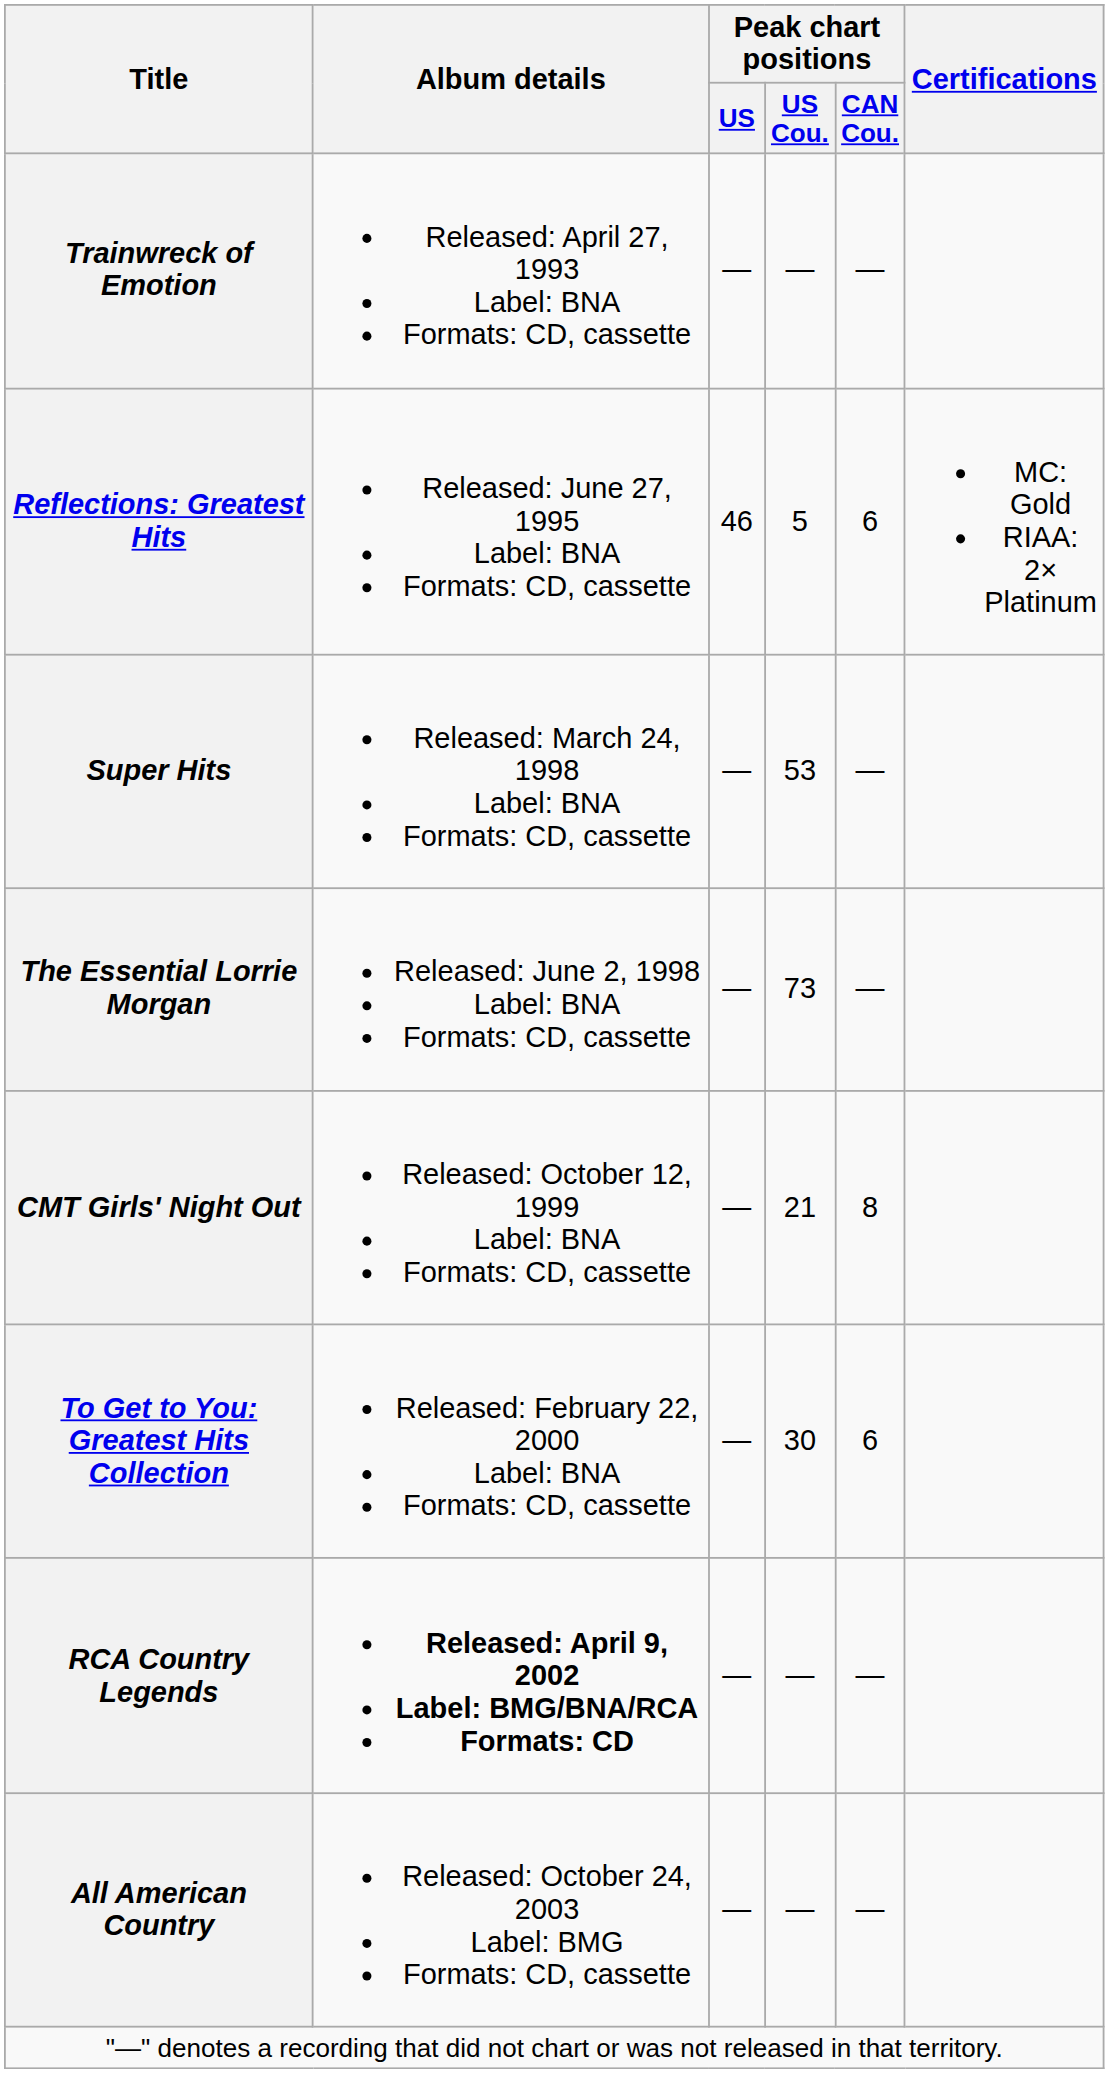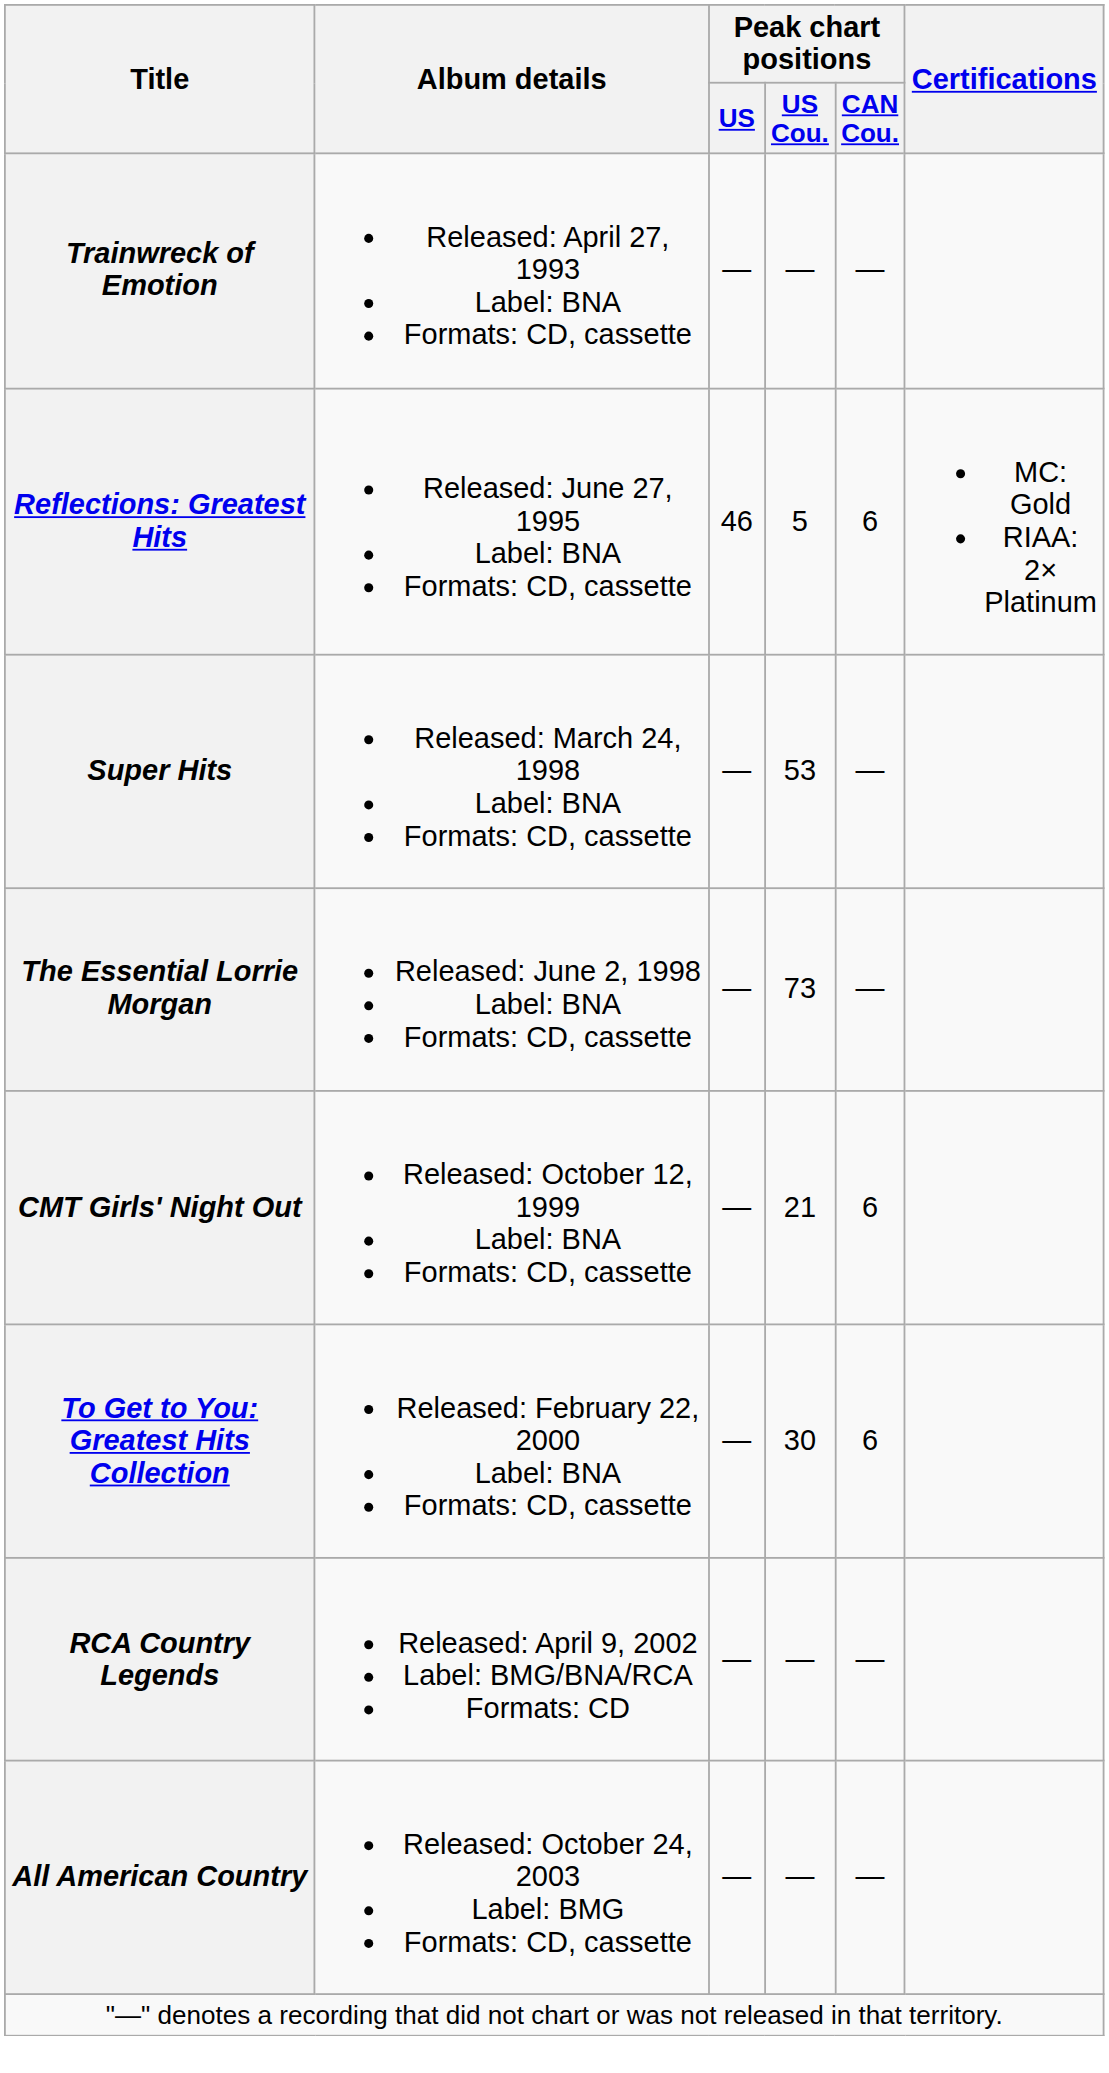(870, 1206) 8 -> (870, 1206) 6
(511, 1692) bold -> (512, 1676) normal
